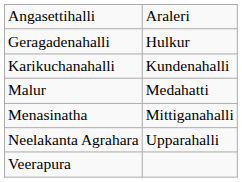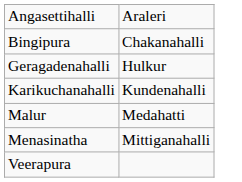+ row: (39, 41)
- row: (73, 139)
